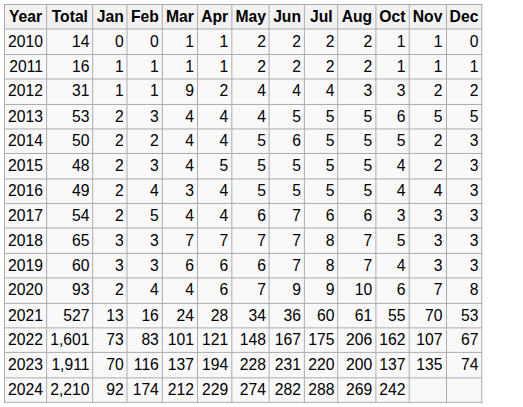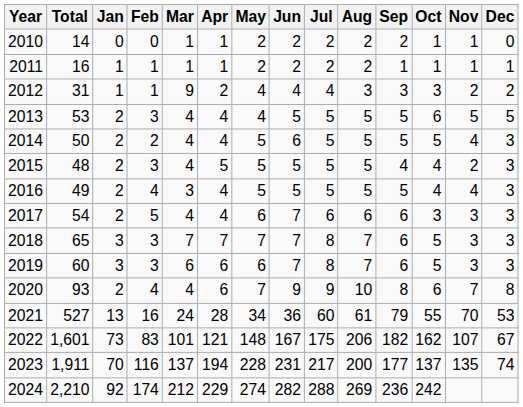+ column: (394, 16)
(438, 141) 2 -> (474, 141) 4
(401, 265) 4 -> (437, 265) 5
(321, 365) 220 -> (321, 365) 217
